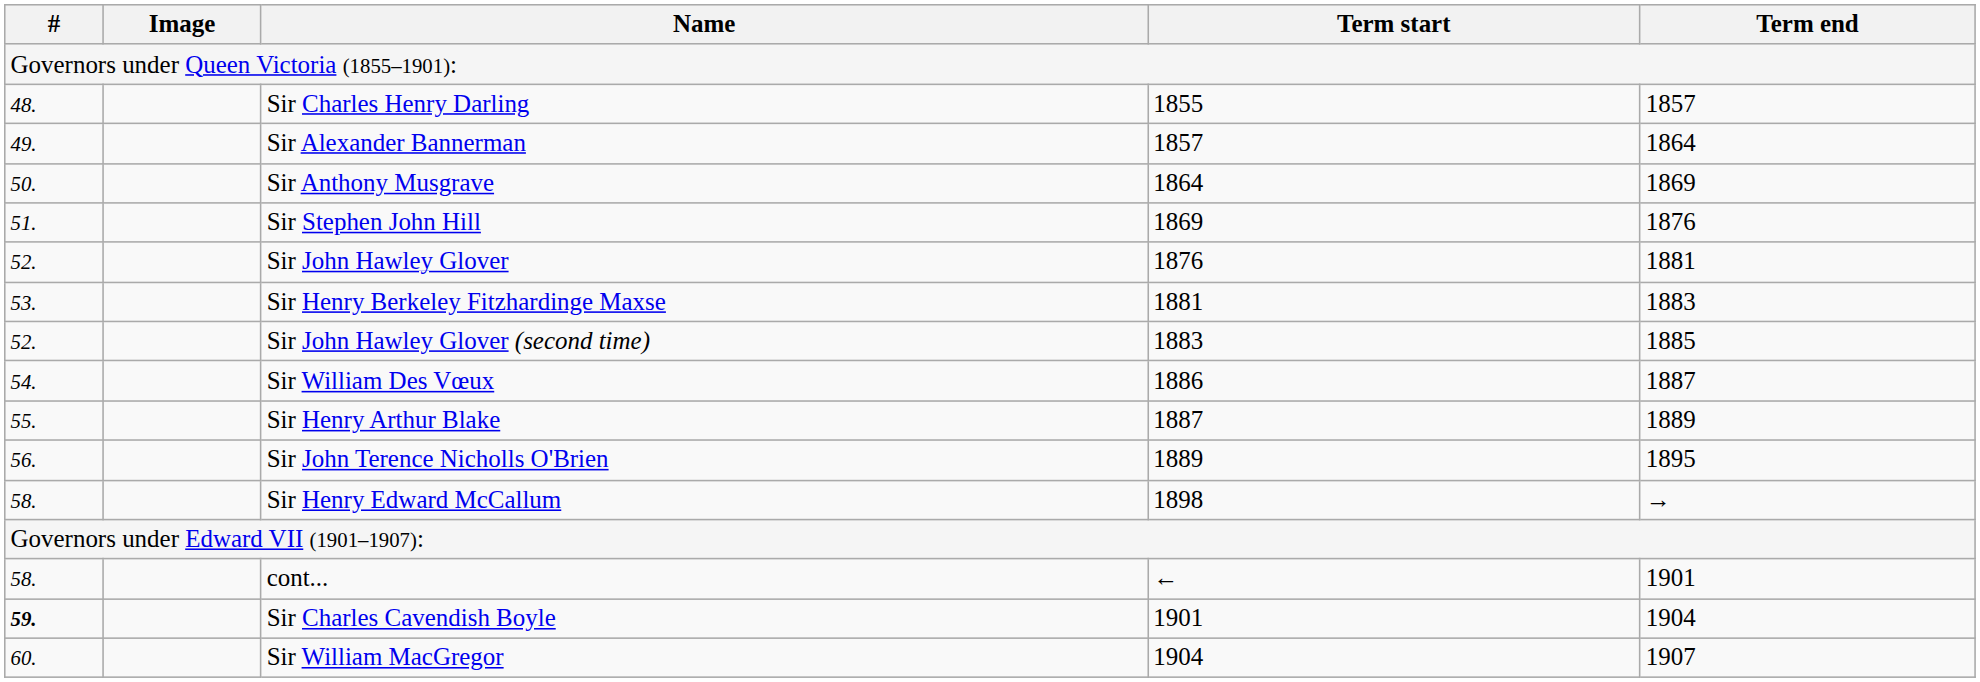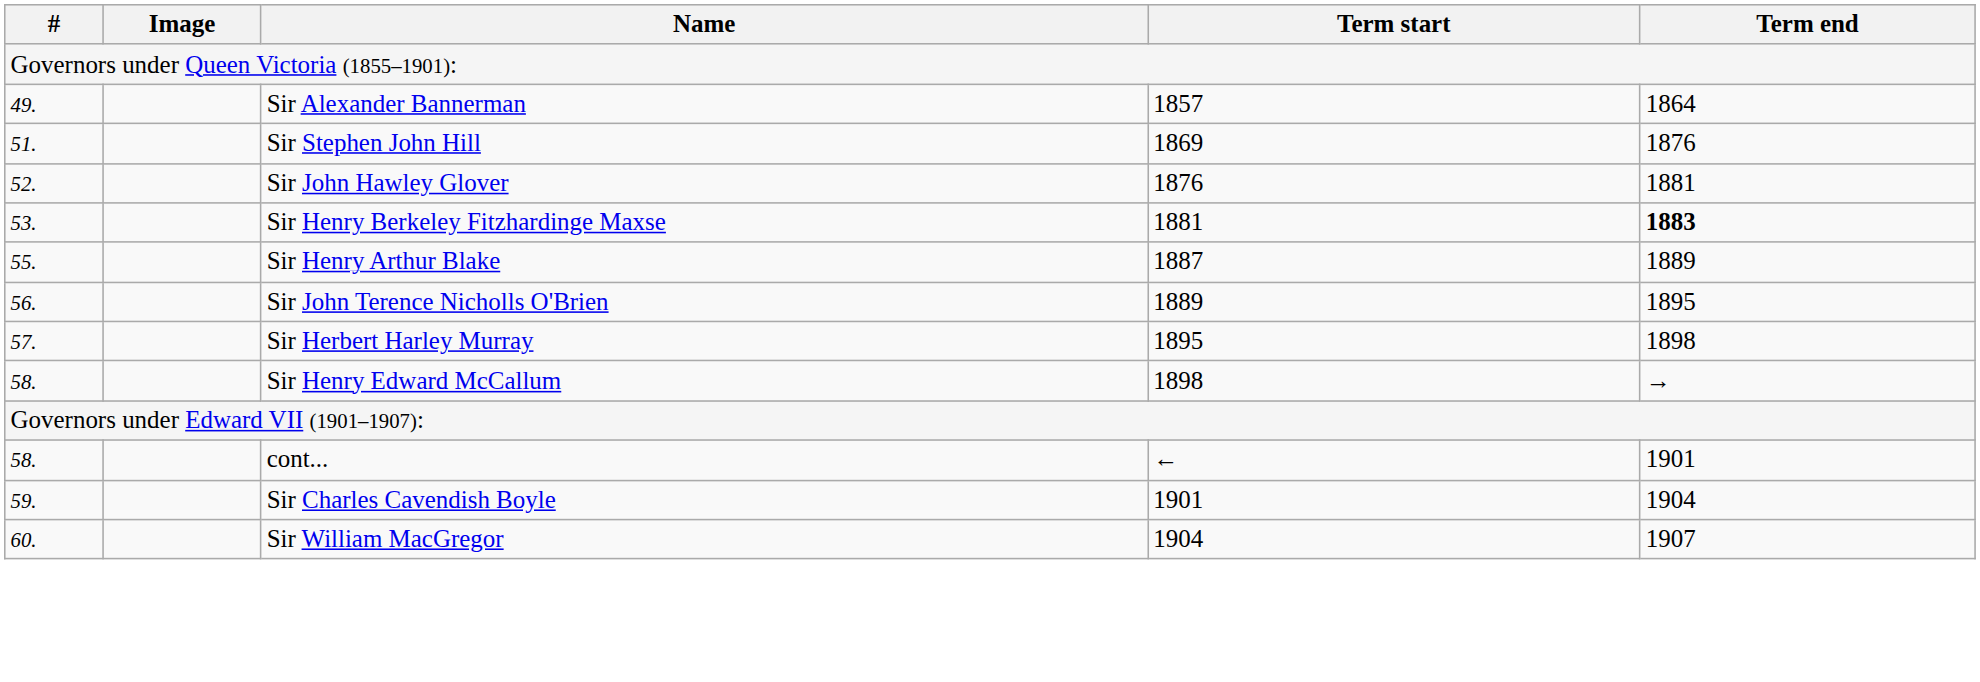- row: (398, 103)
- row: (380, 182)
(1671, 301) normal -> (1671, 222) bold
- row: (458, 340)
- row: (380, 380)
+ row: (400, 340)
(24, 618) bold -> (24, 500) normal
